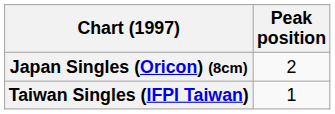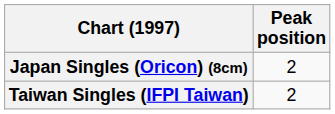(291, 94) 1 -> (291, 94) 2
